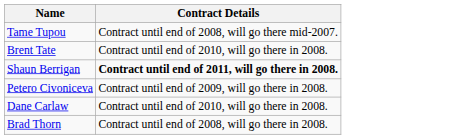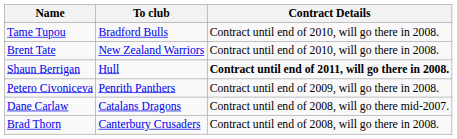+ column: (151, 13)
(218, 32) Contract until end of 2008, will go there mid-2007. -> (324, 32) Contract until end of 2010, will go there in 2008.
(213, 106) Contract until end of 2010, will go there in 2008. -> (329, 106) Contract until end of 2008, will go there mid-2007.
